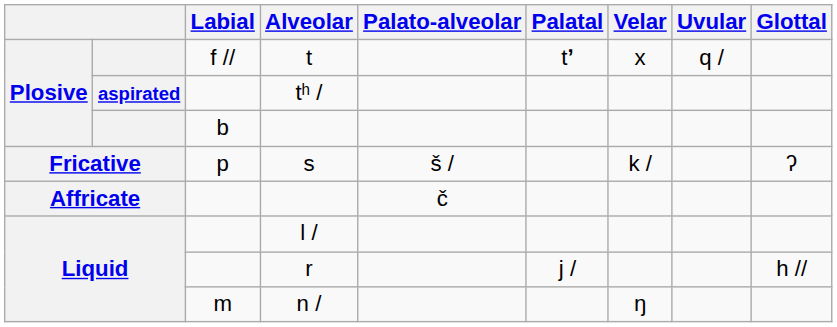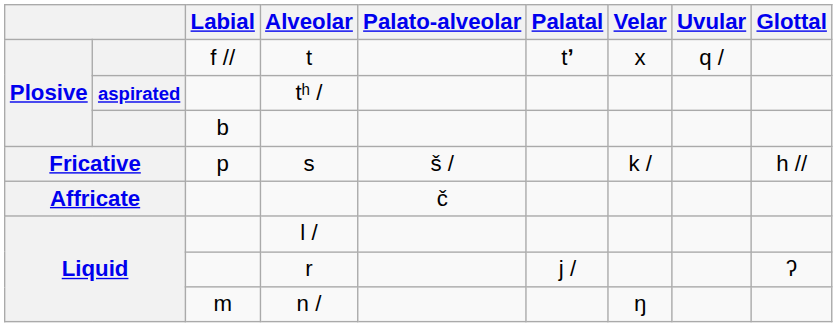(792, 163) ʔ -> (792, 163) h //
(792, 269) h // -> (792, 269) ʔ
